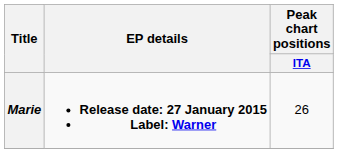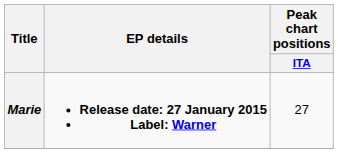(302, 110) 26 -> (302, 110) 27
